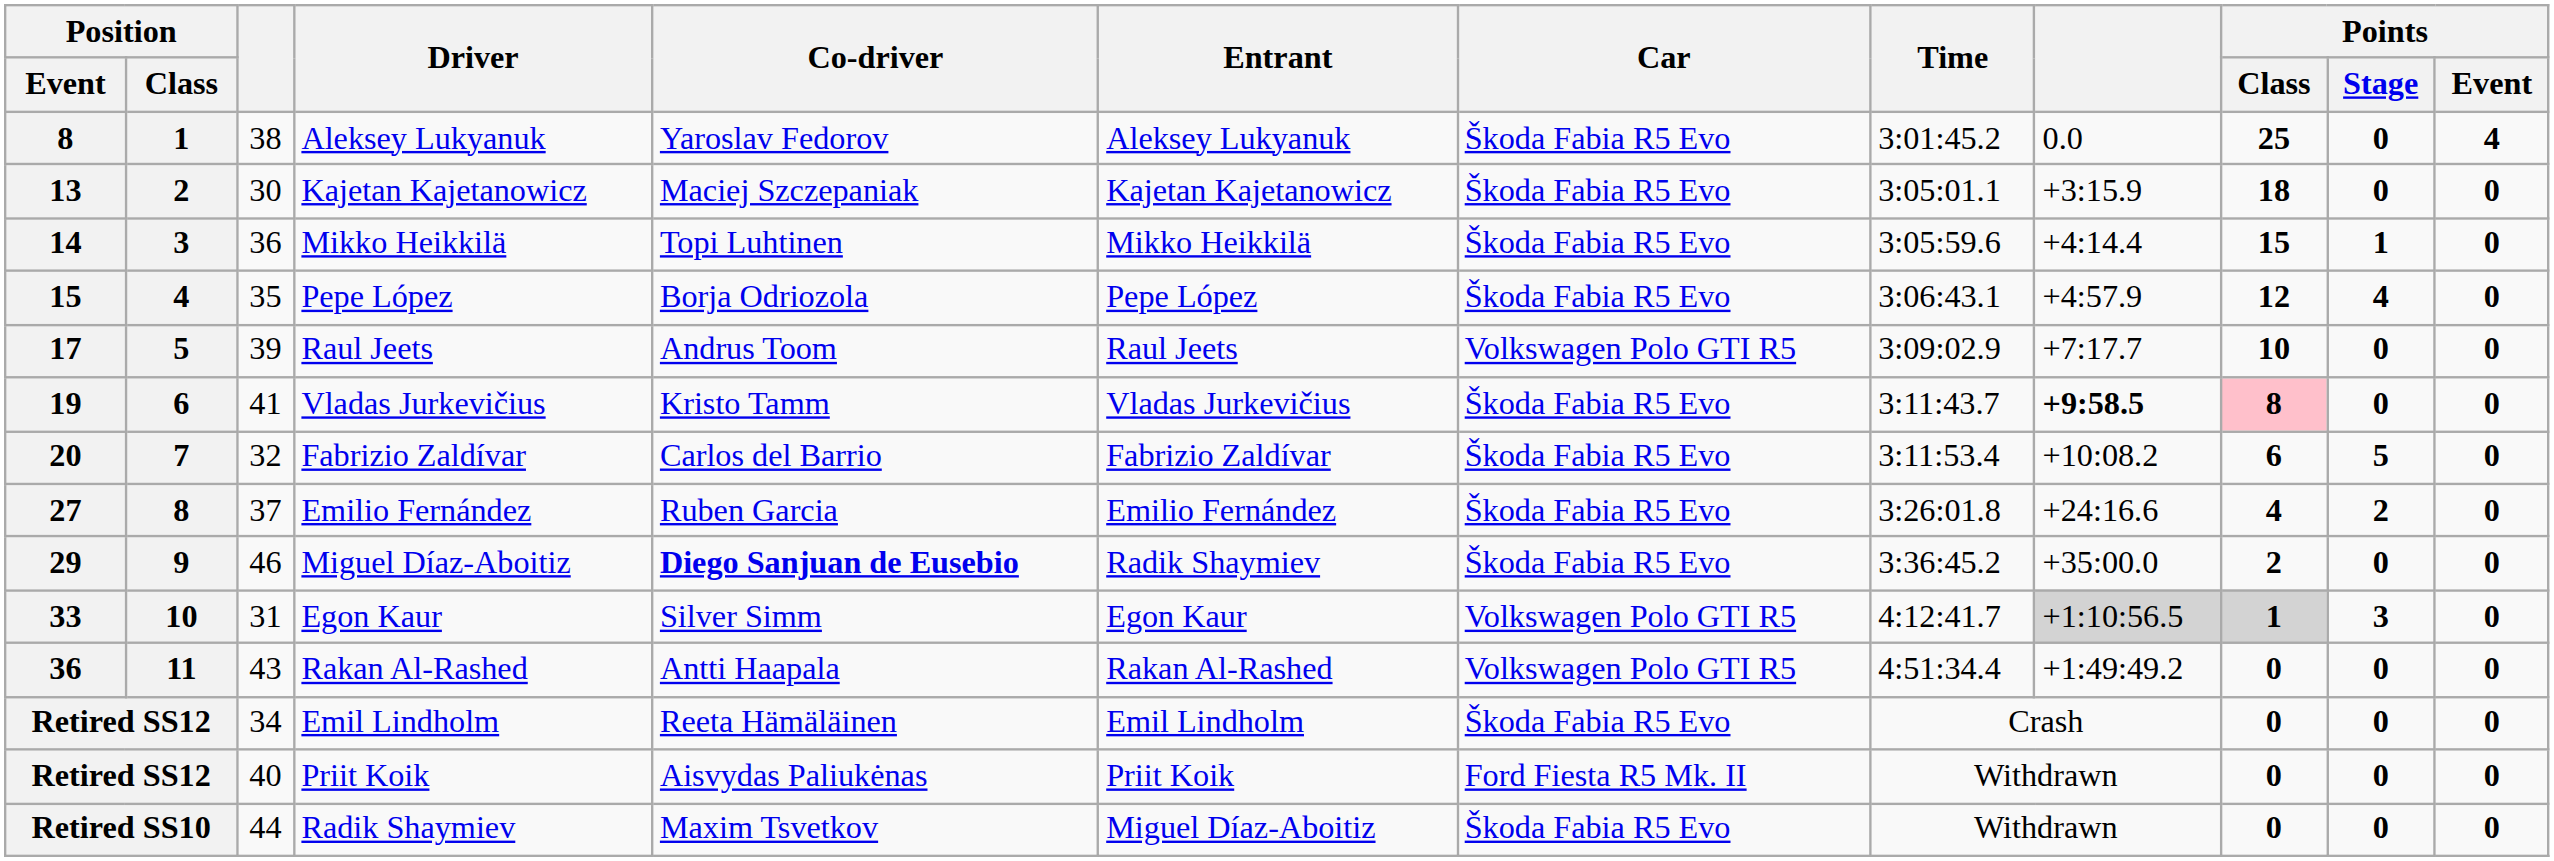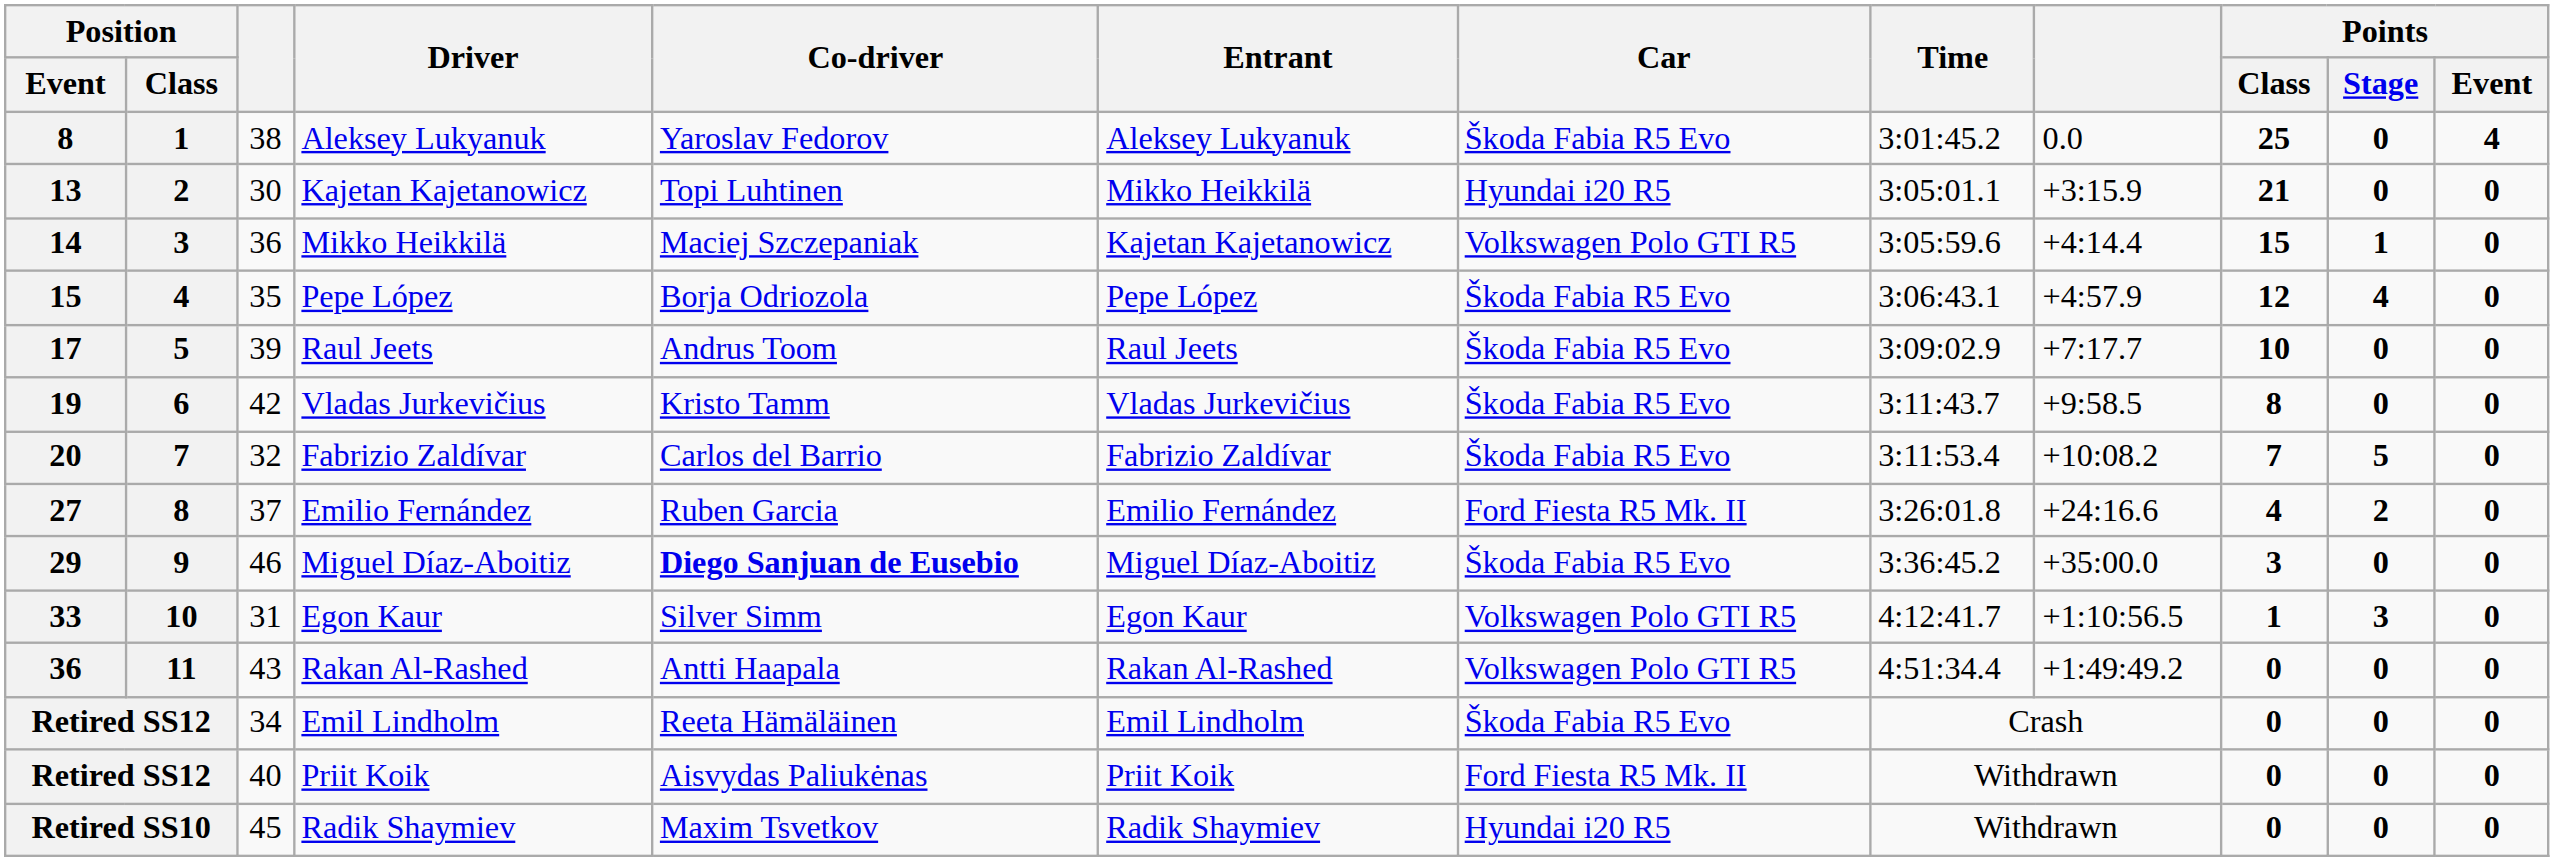(789, 190) Maciej Szczepaniak -> (751, 190) Topi Luhtinen
(1249, 190) Kajetan Kajetanowicz -> (1209, 190) Mikko Heikkilä
(1598, 190) Škoda Fabia R5 Evo -> (1568, 190) Hyundai i20 R5
(2274, 190) 18 -> (2274, 190) 21
(751, 243) Topi Luhtinen -> (789, 243) Maciej Szczepaniak
(1209, 243) Mikko Heikkilä -> (1249, 243) Kajetan Kajetanowicz
(1598, 243) Škoda Fabia R5 Evo -> (1630, 243) Volkswagen Polo GTI R5
(1630, 349) Volkswagen Polo GTI R5 -> (1598, 349) Škoda Fabia R5 Evo
(265, 402) 41 -> (265, 402) 42
(2093, 402) bold -> (2092, 402) normal
(2274, 402) pink background -> (2274, 402) no background
(2274, 456) 6 -> (2274, 456) 7
(1598, 509) Škoda Fabia R5 Evo -> (1606, 509) Ford Fiesta R5 Mk. II
(1213, 562) Radik Shaymiev -> (1241, 562) Miguel Díaz-Aboitiz
(2274, 562) 2 -> (2274, 562) 3
(2113, 615) lightgrey background -> (2113, 615) no background
(2274, 615) lightgrey background -> (2274, 615) no background
(265, 828) 44 -> (265, 828) 45
(1241, 828) Miguel Díaz-Aboitiz -> (1213, 828) Radik Shaymiev
(1598, 828) Škoda Fabia R5 Evo -> (1568, 828) Hyundai i20 R5
